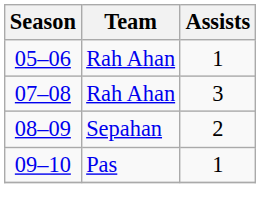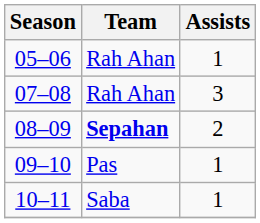(124, 128) normal -> (127, 128) bold
+ row: (43, 199)
